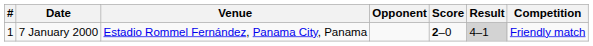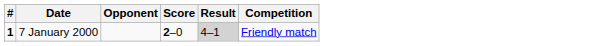- column: (235, 13)
(10, 31) normal -> (10, 31) bold
